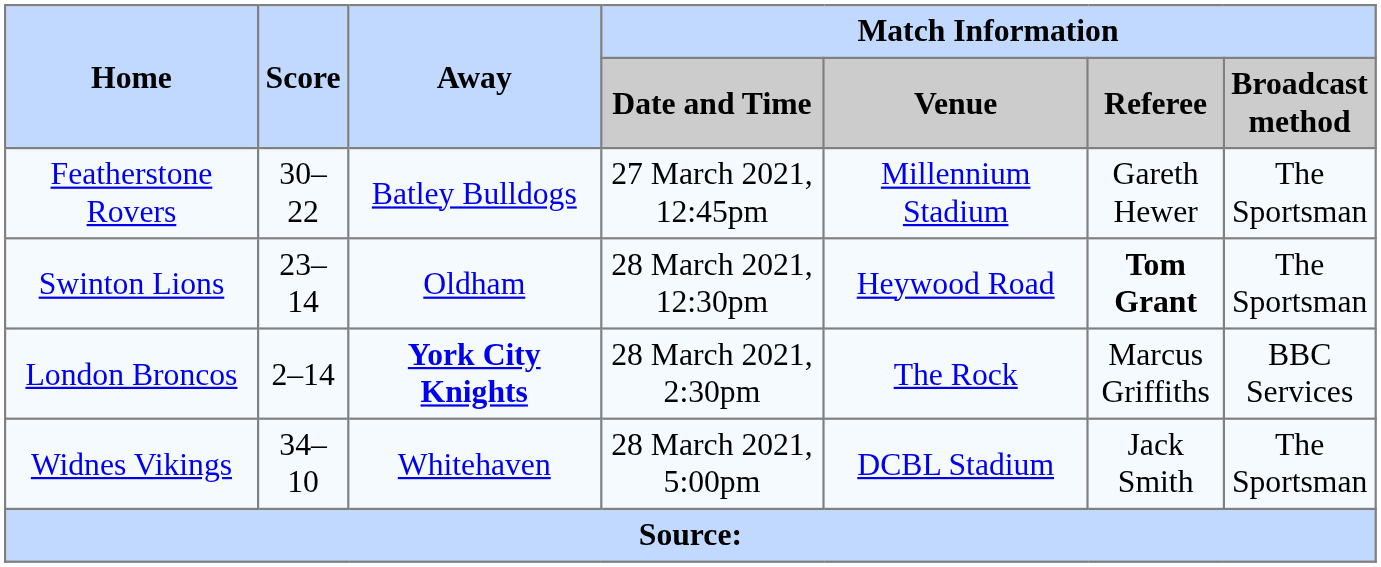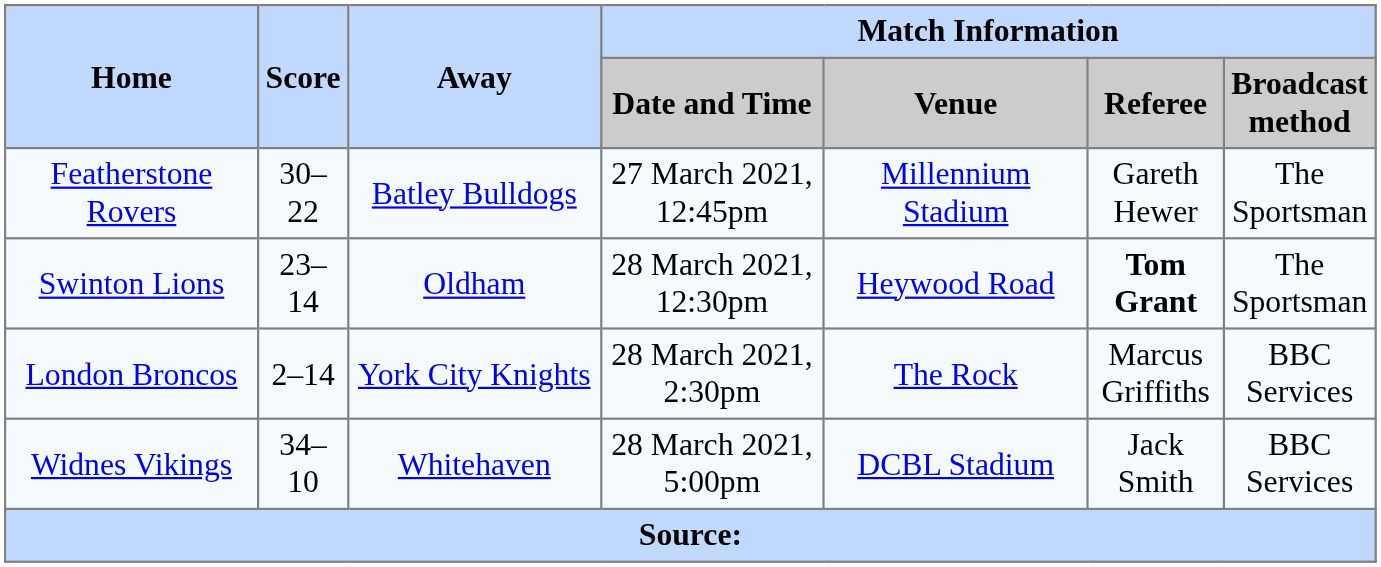(474, 373) bold -> (474, 372) normal
(1300, 463) The Sportsman -> (1300, 463) BBC Services
